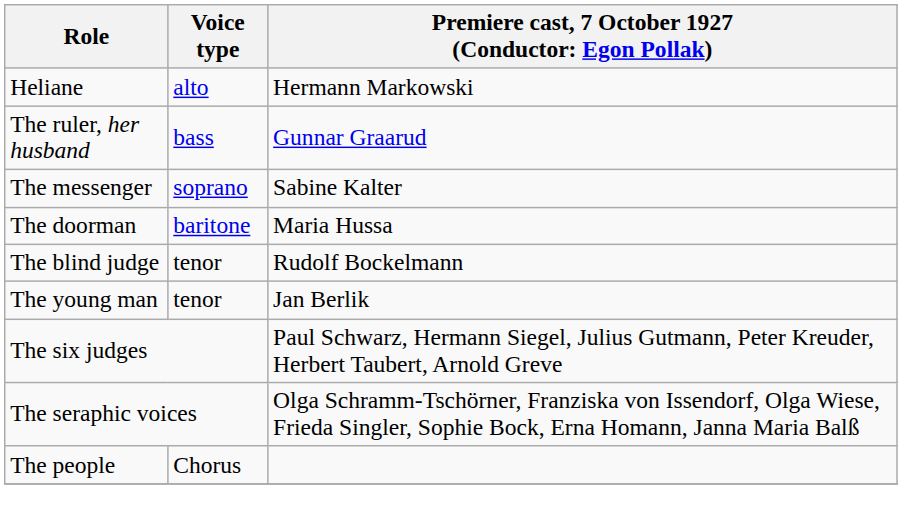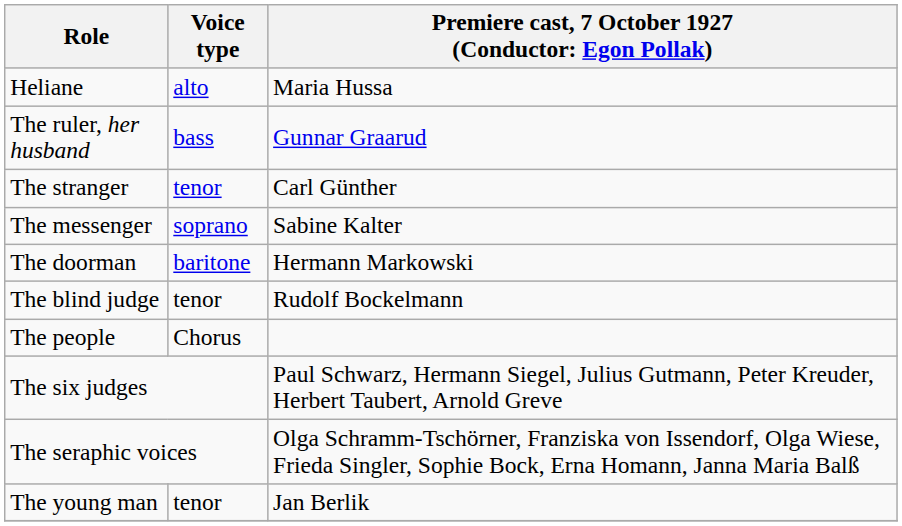(373, 86) Hermann Markowski -> (333, 86) Maria Hussa
+ row: (69, 187)
(333, 225) Maria Hussa -> (373, 262) Hermann Markowski
rows swapped: (84, 299) <-> (63, 464)
